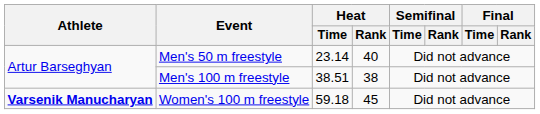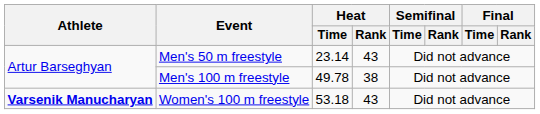(371, 57) 40 -> (371, 57) 43
(332, 78) 38.51 -> (332, 78) 49.78
(332, 99) 59.18 -> (332, 99) 53.18
(371, 99) 45 -> (371, 99) 43
